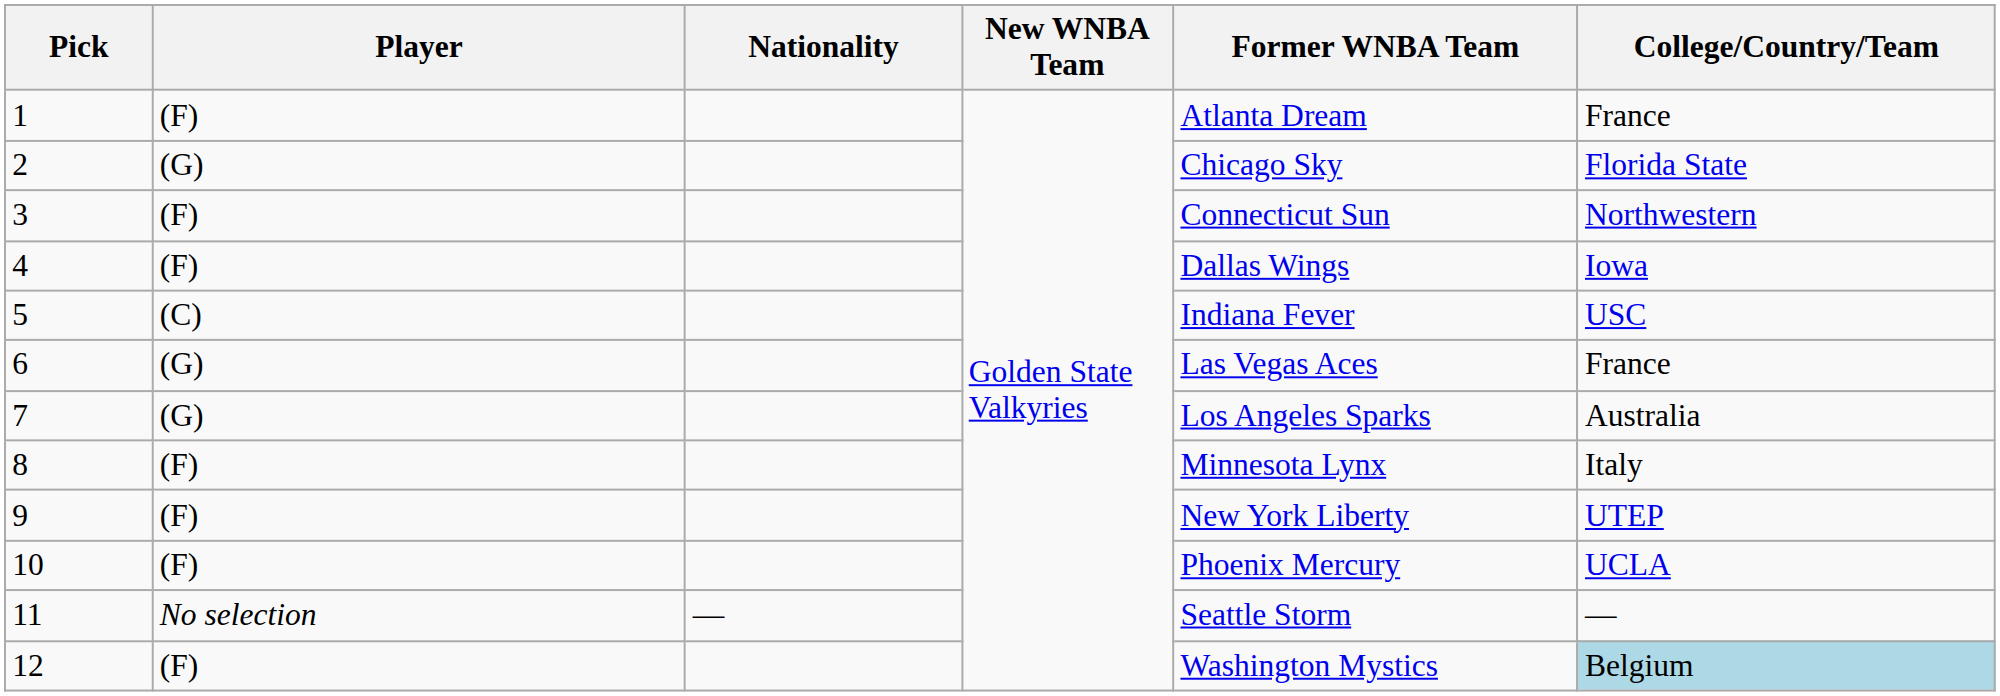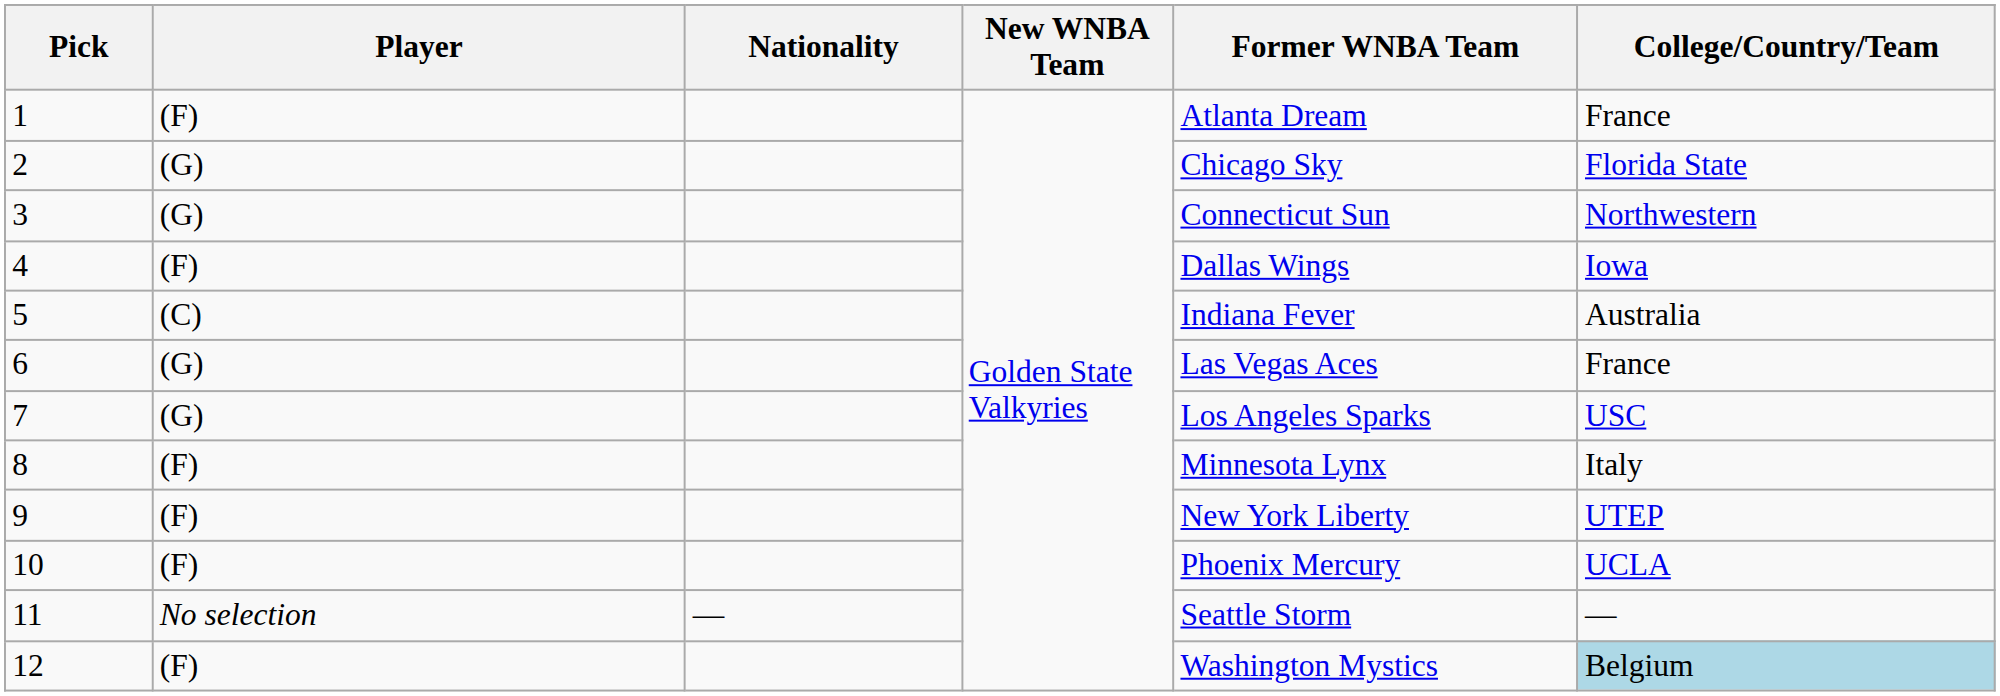(179, 214) (F) -> (182, 214) (G)
(1616, 314) USC -> (1643, 314) Australia
(1643, 414) Australia -> (1616, 414) USC
